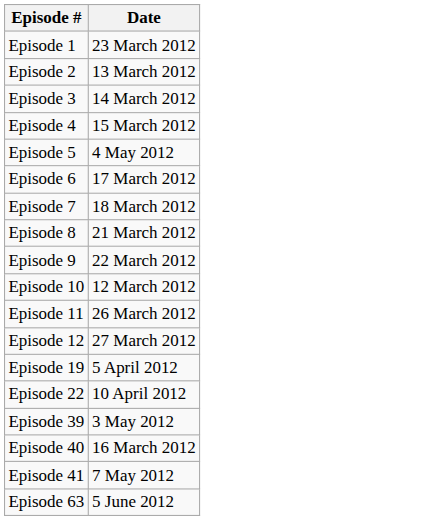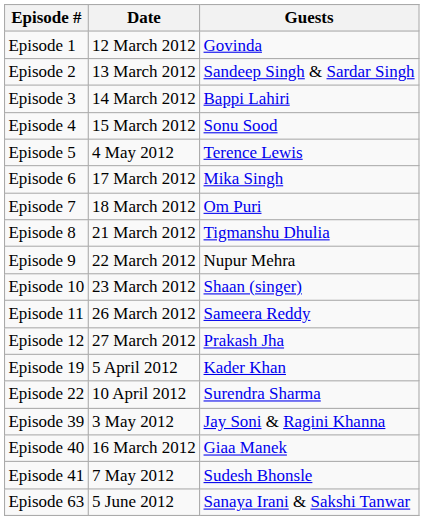+ column: (309, 17)
(144, 44) 23 March 2012 -> (144, 44) 12 March 2012
(144, 286) 12 March 2012 -> (144, 286) 23 March 2012
